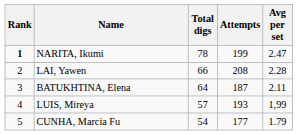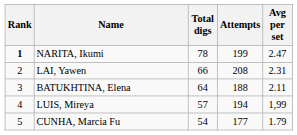(277, 70) 2.28 -> (277, 70) 2.31
(240, 87) 187 -> (240, 87) 188
(240, 104) 193 -> (240, 104) 194
